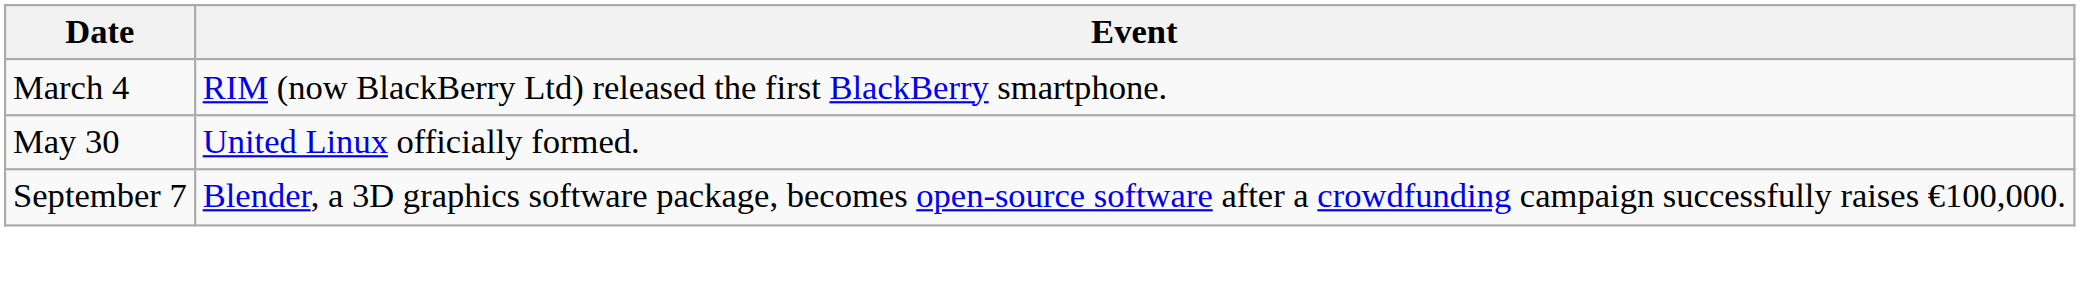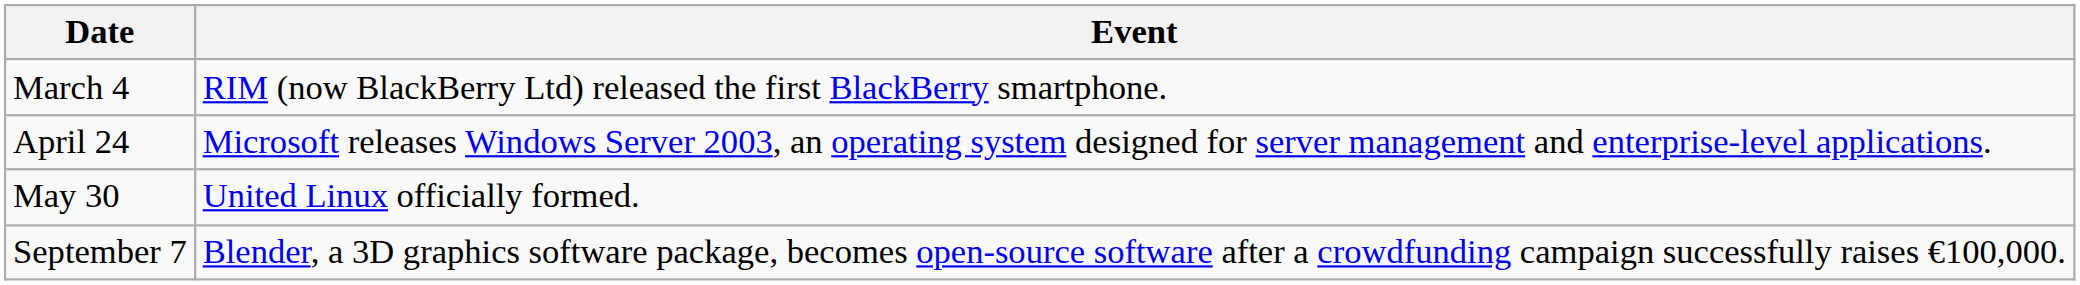+ row: (71, 141)
